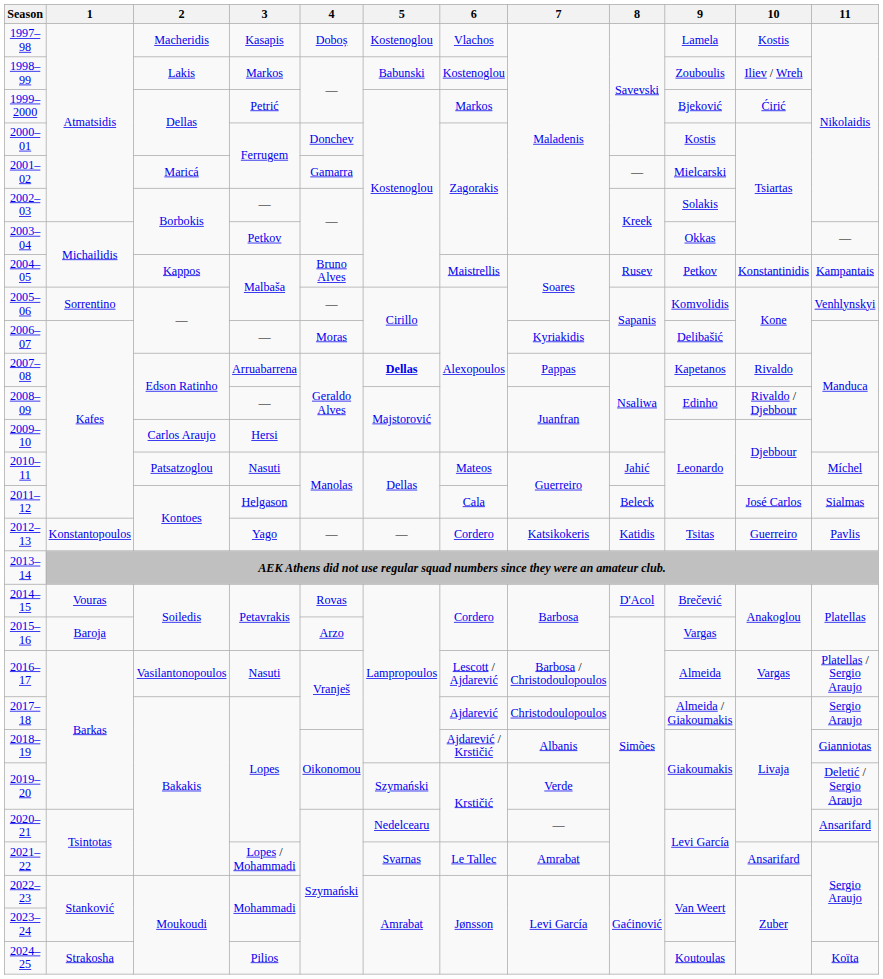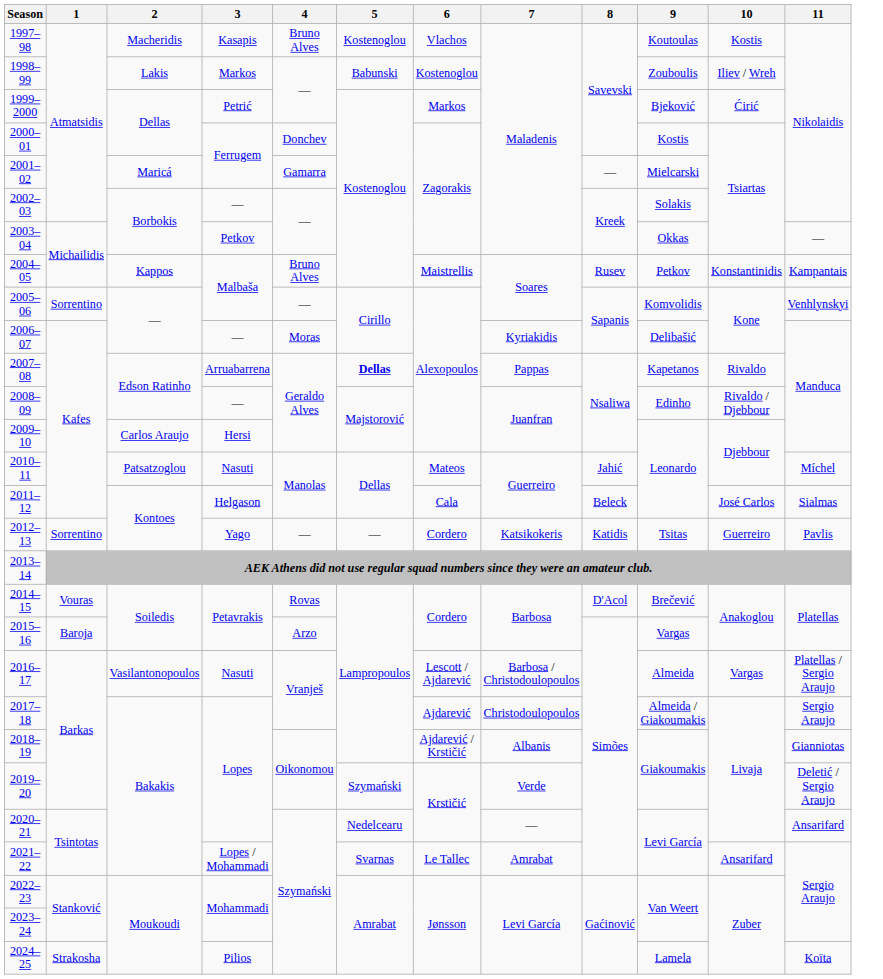(332, 40) Doboș -> (305, 40) Bruno Alves
(700, 40) Lamela -> (673, 40) Koutoulas
(90, 534) Konstantopoulos -> (76, 534) Sorrentino
(700, 957) Koutoulas -> (673, 957) Lamela
